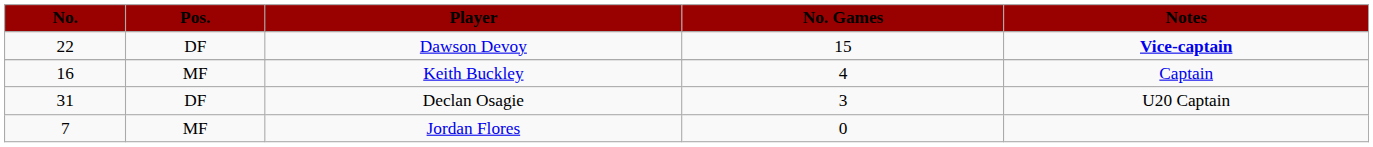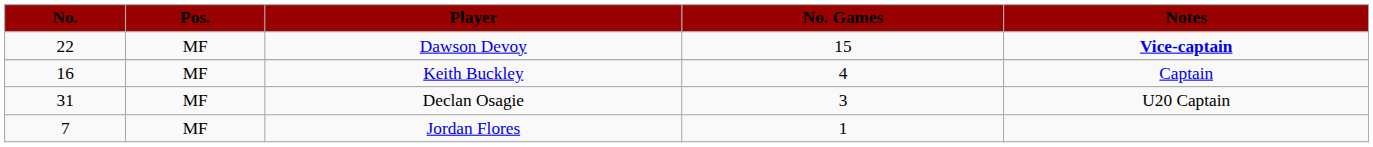(195, 45) DF -> (195, 45) MF
(195, 100) DF -> (195, 100) MF
(843, 127) 0 -> (843, 127) 1
